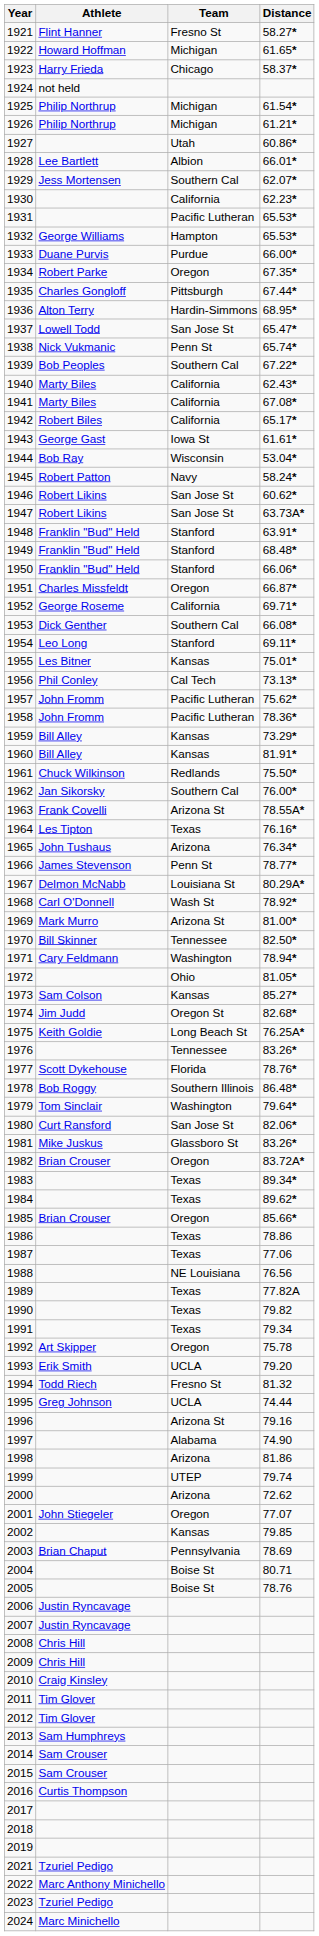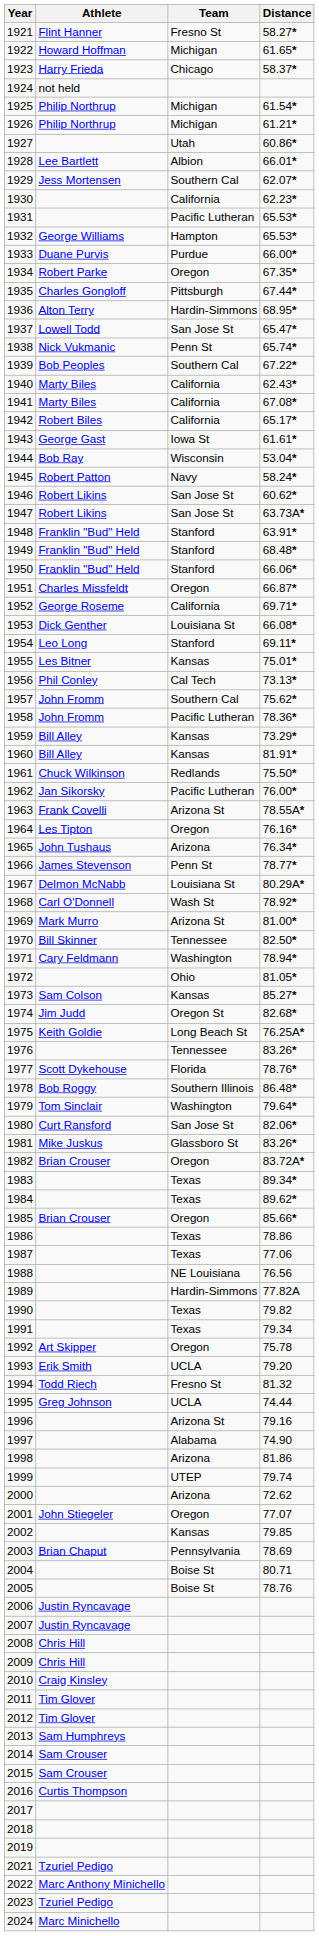(204, 625) Southern Cal -> (203, 625) Louisiana St
(212, 699) Pacific Lutheran -> (204, 699) Southern Cal
(204, 791) Southern Cal -> (212, 791) Pacific Lutheran
(186, 828) Texas -> (190, 828) Oregon
(186, 1291) Texas -> (214, 1291) Hardin-Simmons
